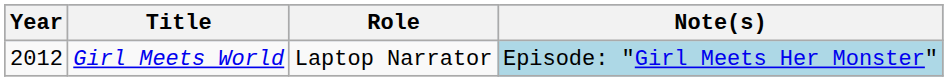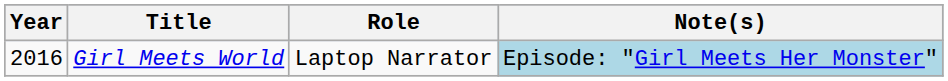(36, 59) 2012 -> (36, 59) 2016
